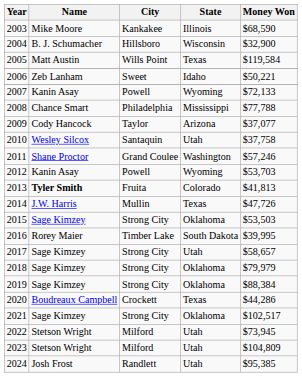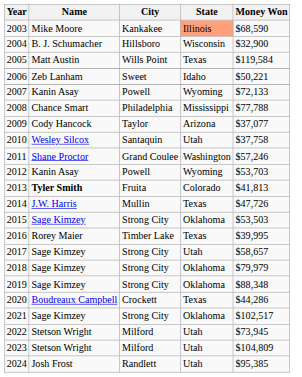(197, 28) no background -> (197, 28) lightsalmon background
(211, 236) South Dakota -> (195, 236) Texas
(259, 284) $88,384 -> (252, 284) $88,348
